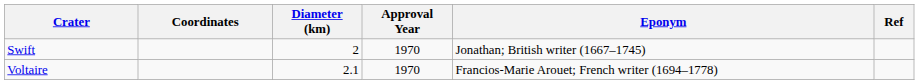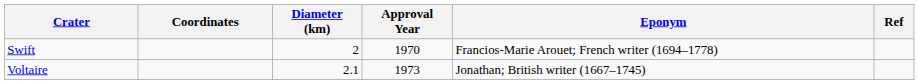(551, 49) Jonathan; British writer (1667–1745) -> (587, 49) Francios-Marie Arouet; French writer (1694–1778)
(407, 69) 1970 -> (407, 69) 1973
(587, 69) Francios-Marie Arouet; French writer (1694–1778) -> (551, 69) Jonathan; British writer (1667–1745)
